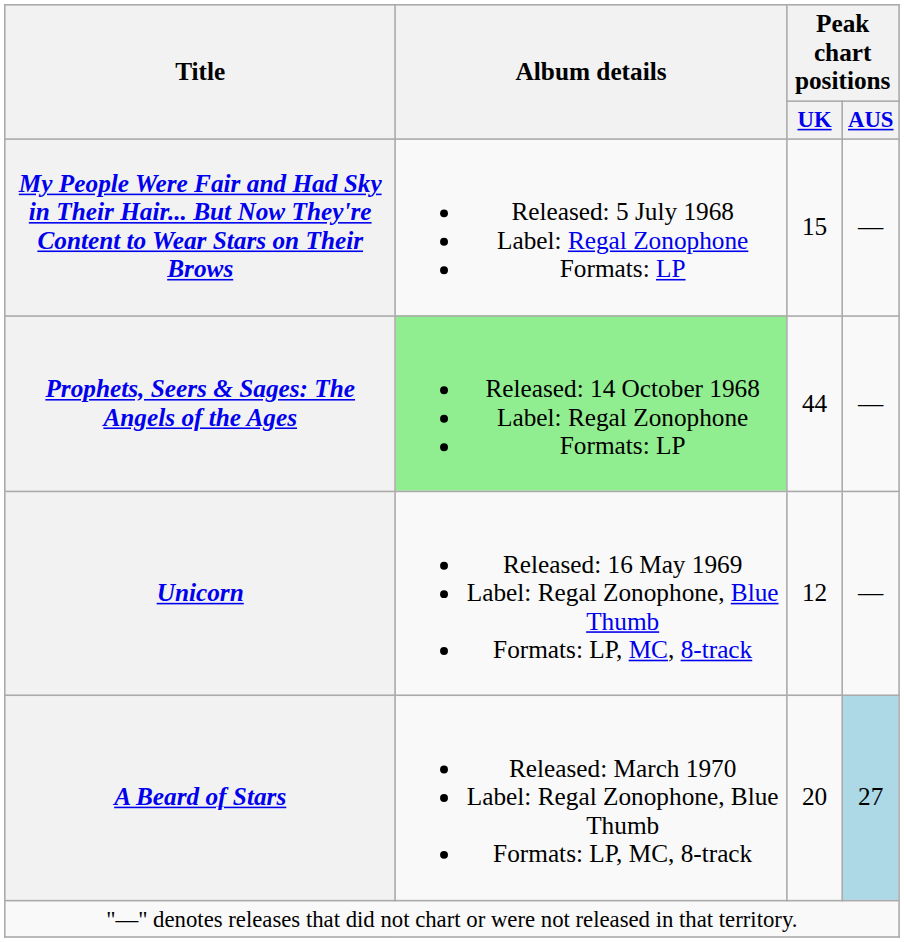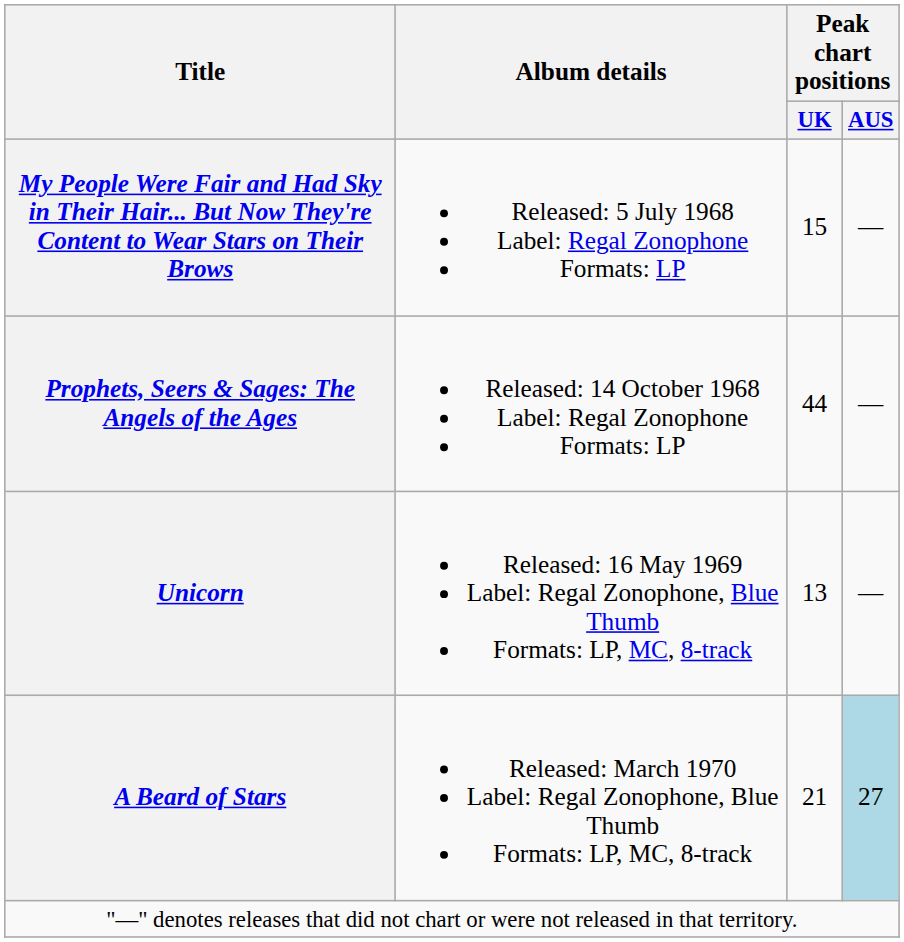(591, 417) lightgreen background -> (591, 417) no background
(815, 593) 12 -> (815, 593) 13
(815, 797) 20 -> (815, 797) 21
